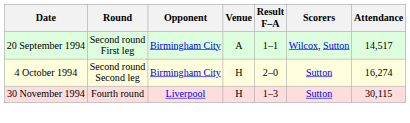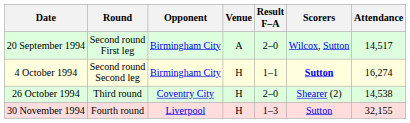(270, 45) 1–1 -> (270, 45) 2–0
(270, 72) 2–0 -> (270, 72) 1–1
(319, 72) normal -> (319, 72) bold
+ row: (46, 94)
(379, 94) 30,115 -> (379, 110) 32,155
